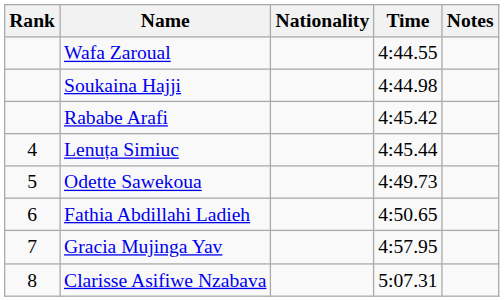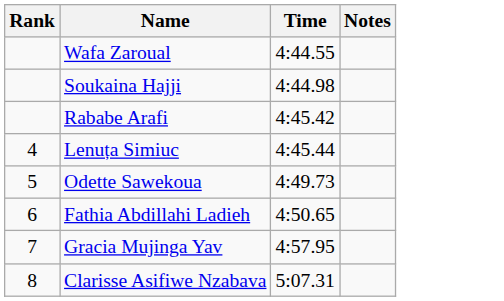- column: (322, 20)
